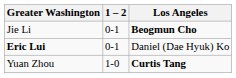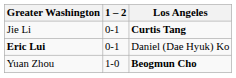(164, 30) Beogmun Cho -> (159, 30) Curtis Tang
(159, 64) Curtis Tang -> (164, 64) Beogmun Cho
